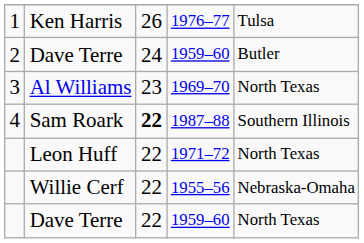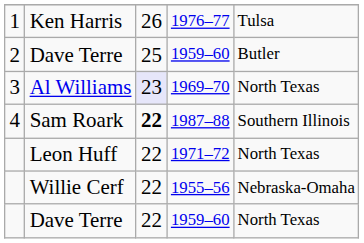(152, 54) 24 -> (152, 54) 25
(152, 87) no background -> (152, 87) lavender background
